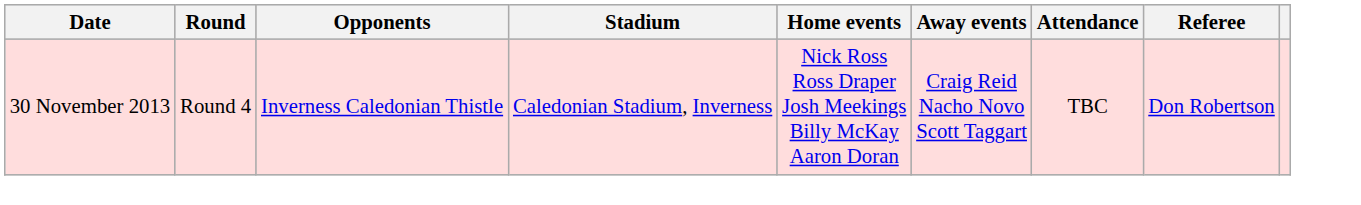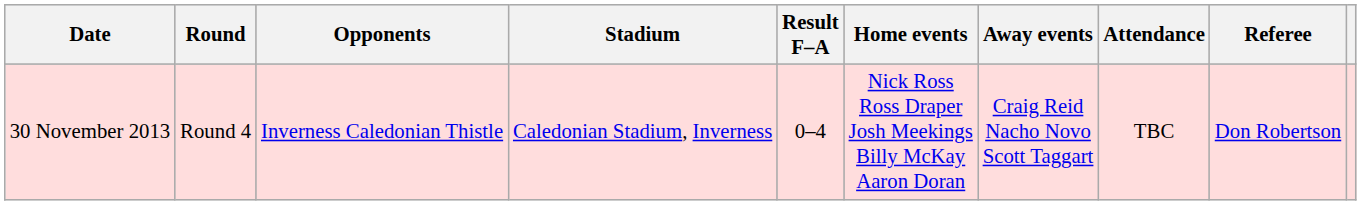+ column: (810, 34)
